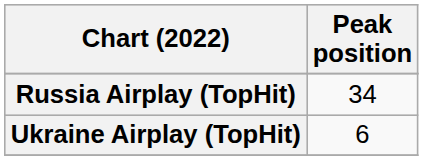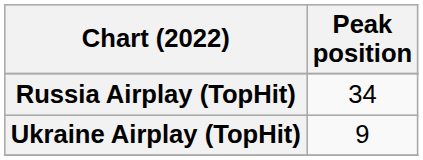(362, 134) 6 -> (362, 134) 9
